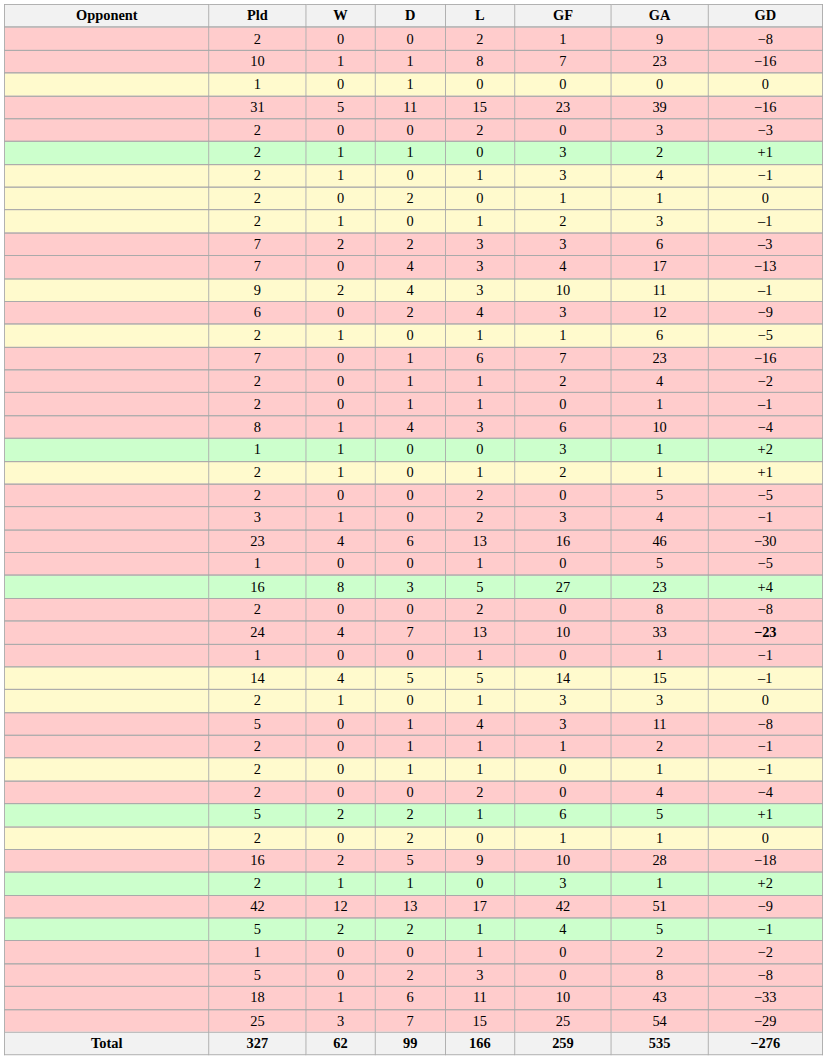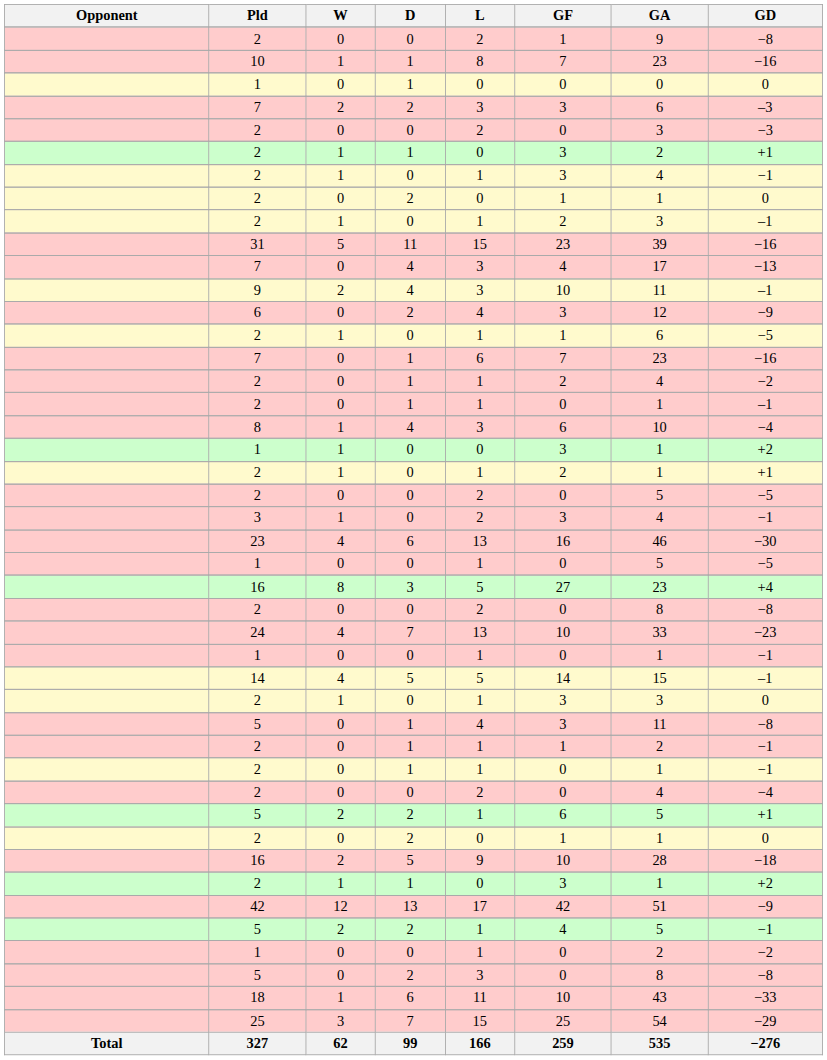rows swapped: (257, 107) <-> (257, 244)
(765, 632) bold -> (765, 632) normal
